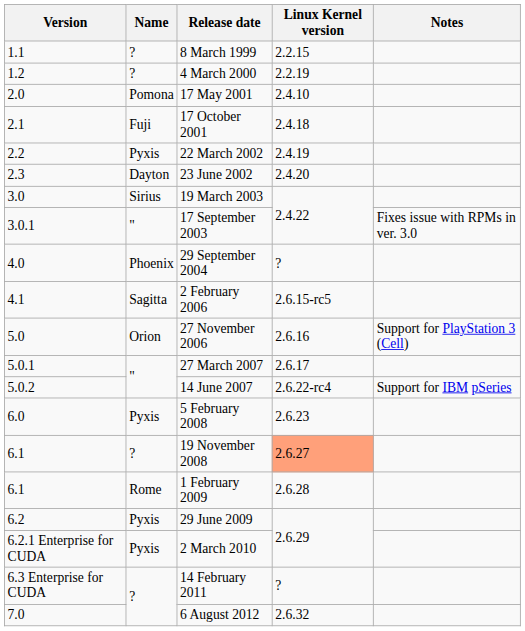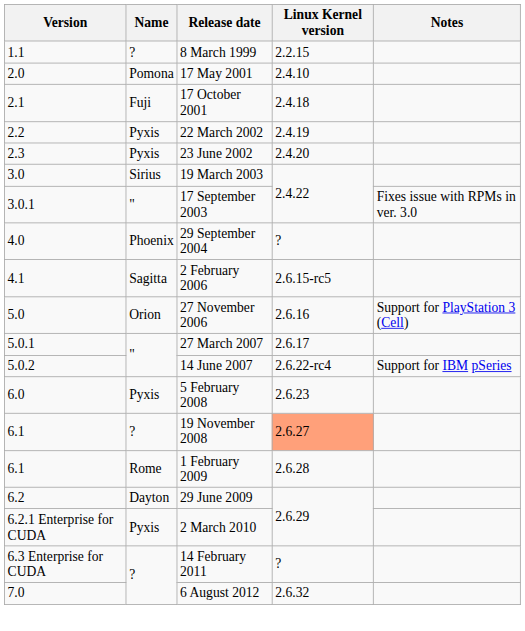- row: (218, 73)
(149, 175) Dayton -> (144, 153) Pyxis
(144, 519) Pyxis -> (149, 498) Dayton
